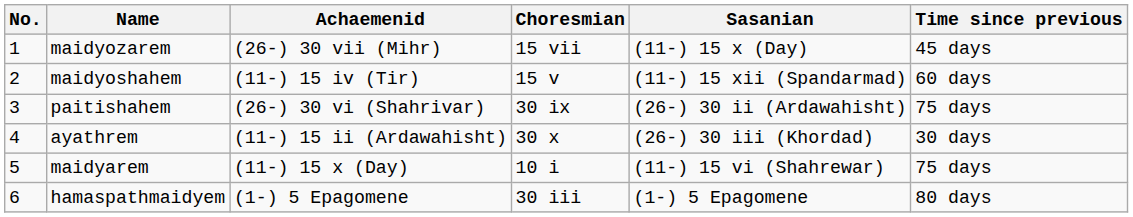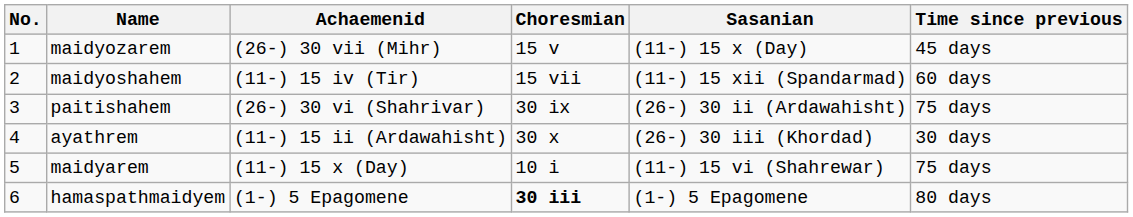(548, 49) 15 vii -> (537, 49) 15 v
(537, 79) 15 v -> (548, 79) 15 vii
(548, 198) normal -> (548, 198) bold
